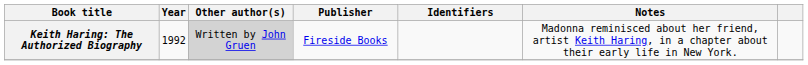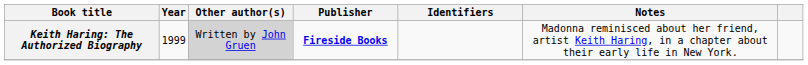(174, 40) 1992 -> (174, 40) 1999
(345, 40) normal -> (345, 40) bold
